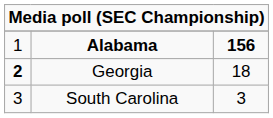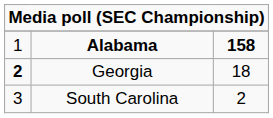(241, 44) 156 -> (241, 44) 158
(241, 98) 3 -> (241, 98) 2
